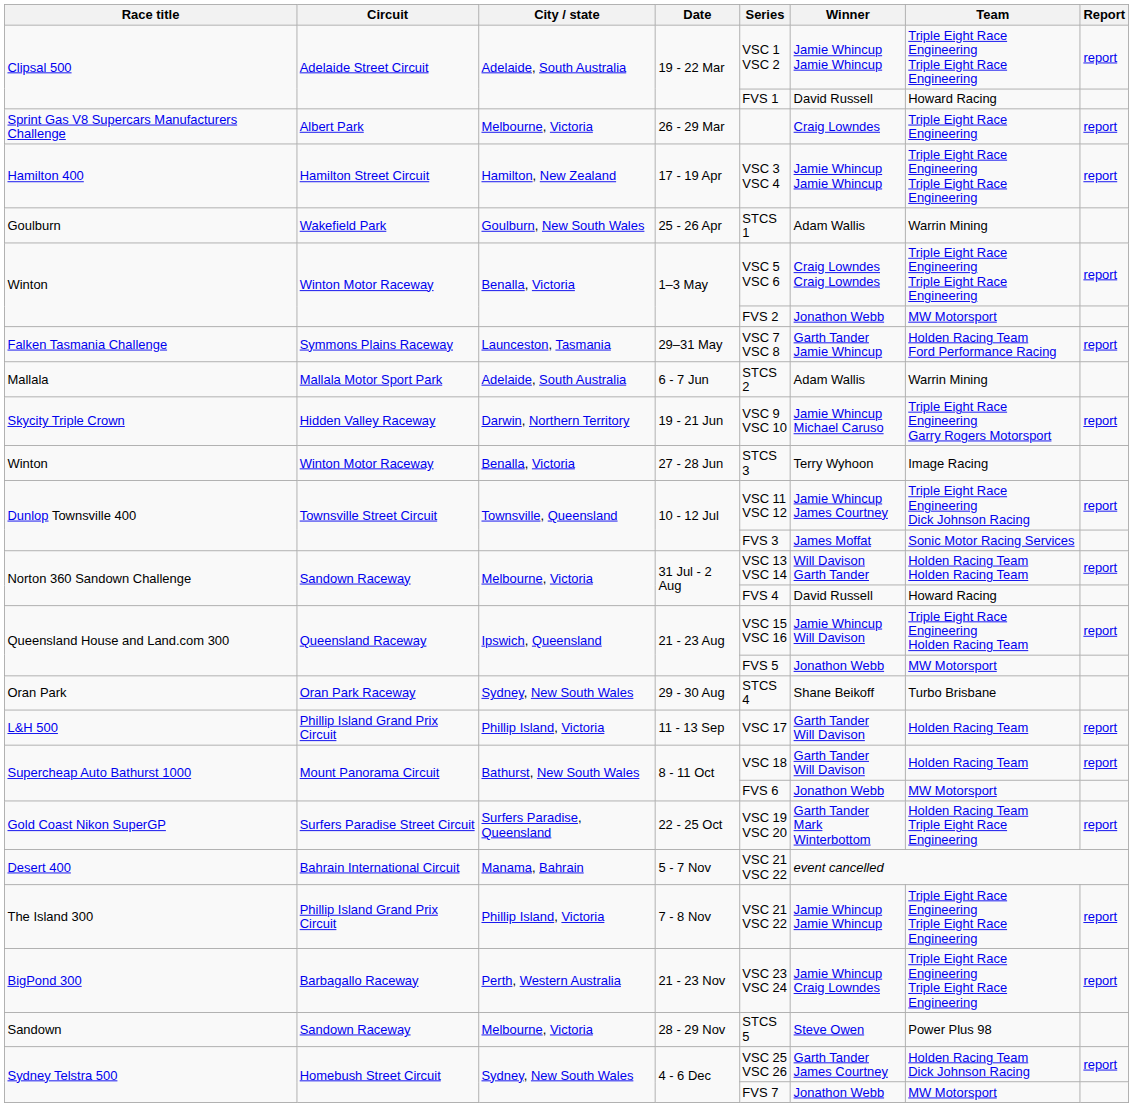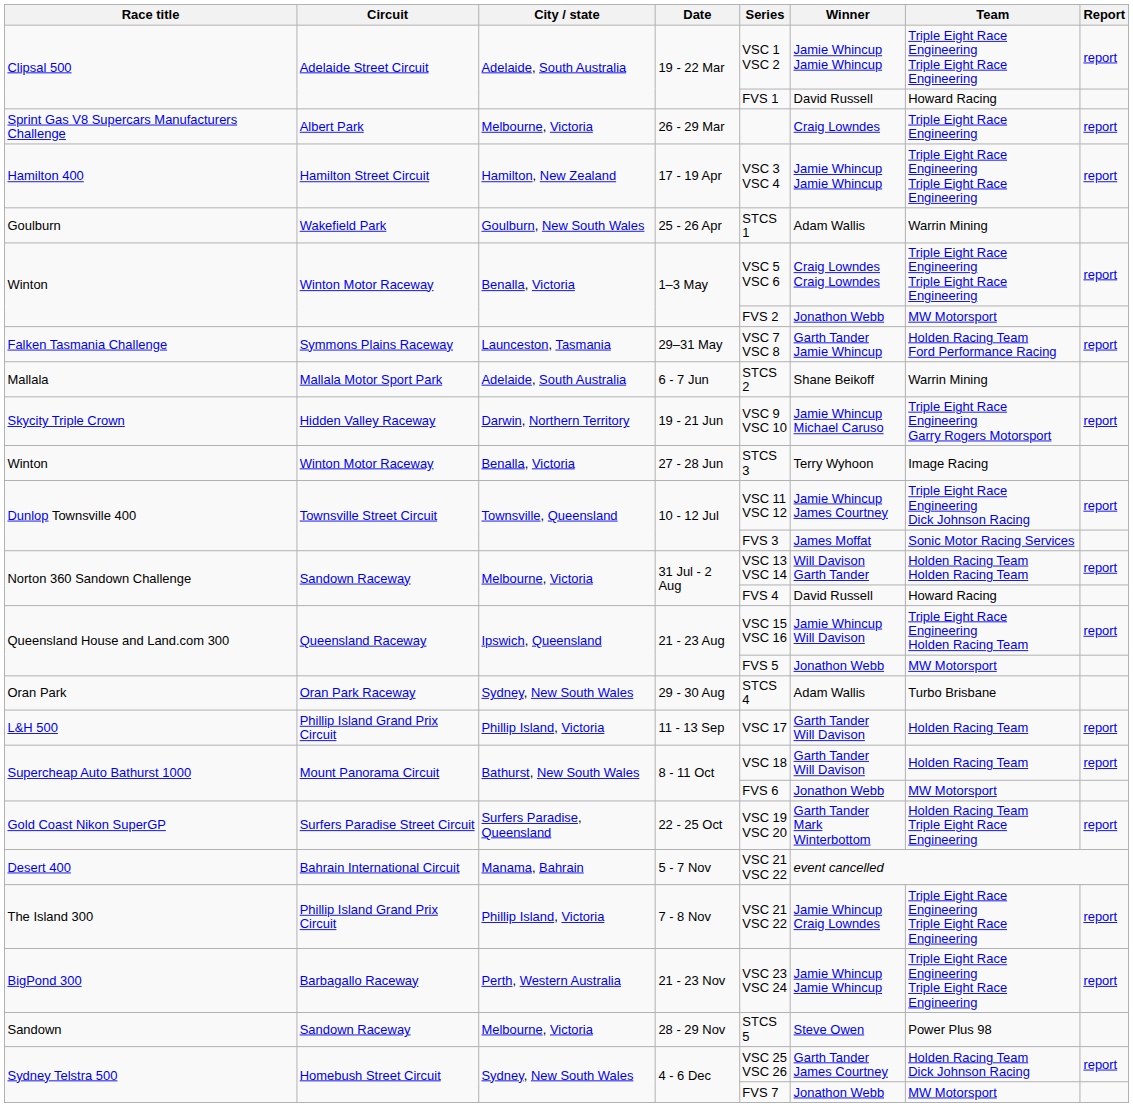(829, 379) Adam Wallis -> (834, 379) Shane Beikoff
(834, 693) Shane Beikoff -> (829, 693) Adam Wallis
(838, 917) Jamie Whincup Jamie Whincup -> (838, 917) Jamie Whincup Craig Lowndes
(838, 981) Jamie Whincup Craig Lowndes -> (838, 981) Jamie Whincup Jamie Whincup
